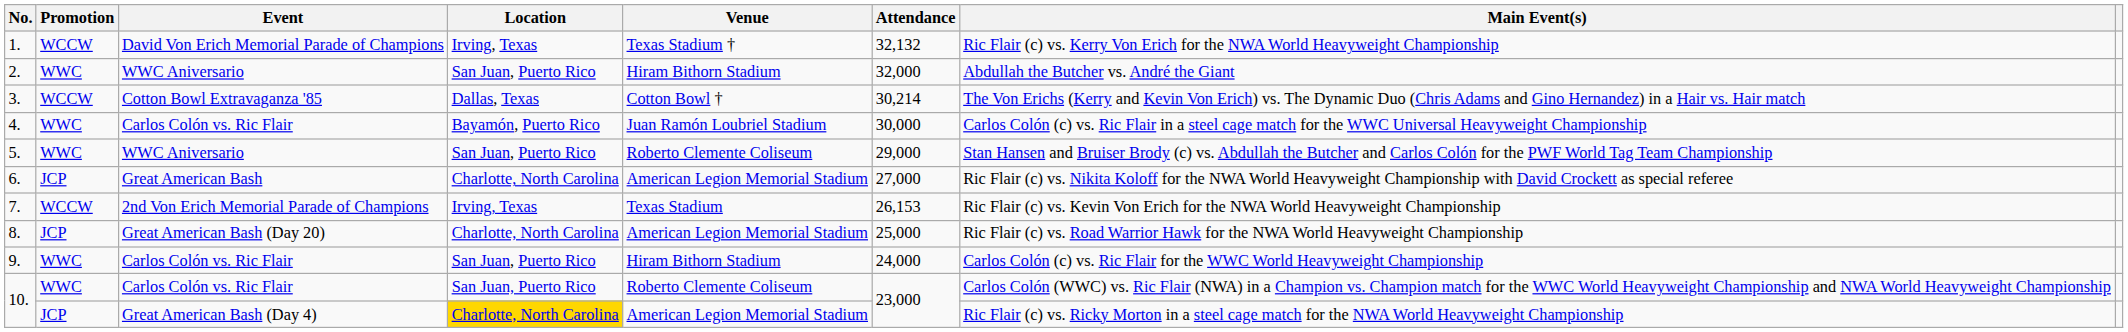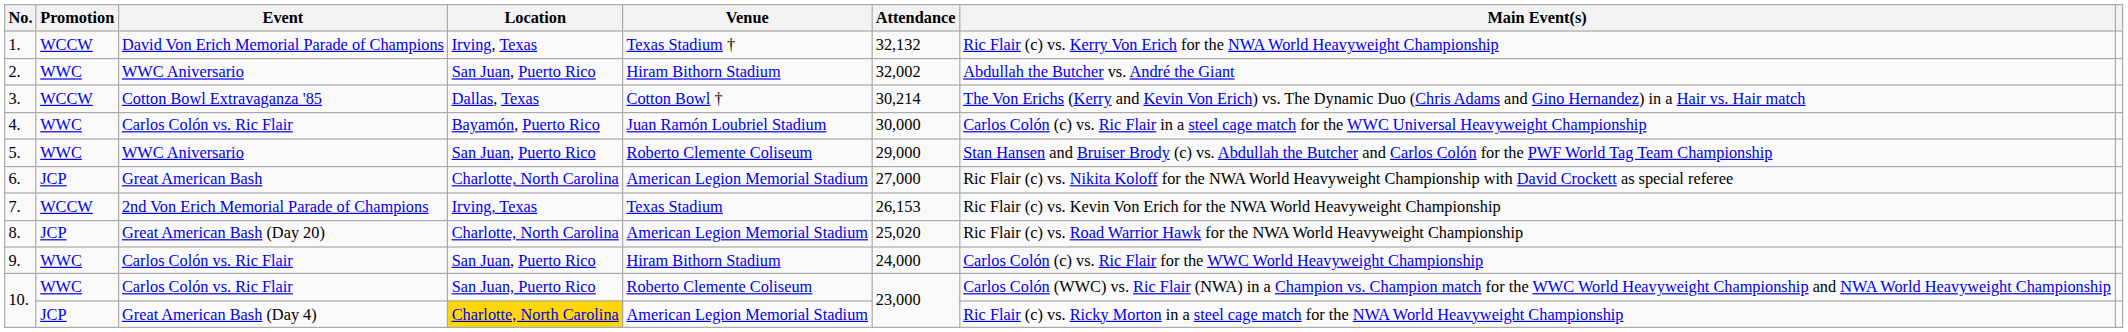(898, 71) 32,000 -> (898, 71) 32,002
(898, 232) 25,000 -> (898, 232) 25,020
